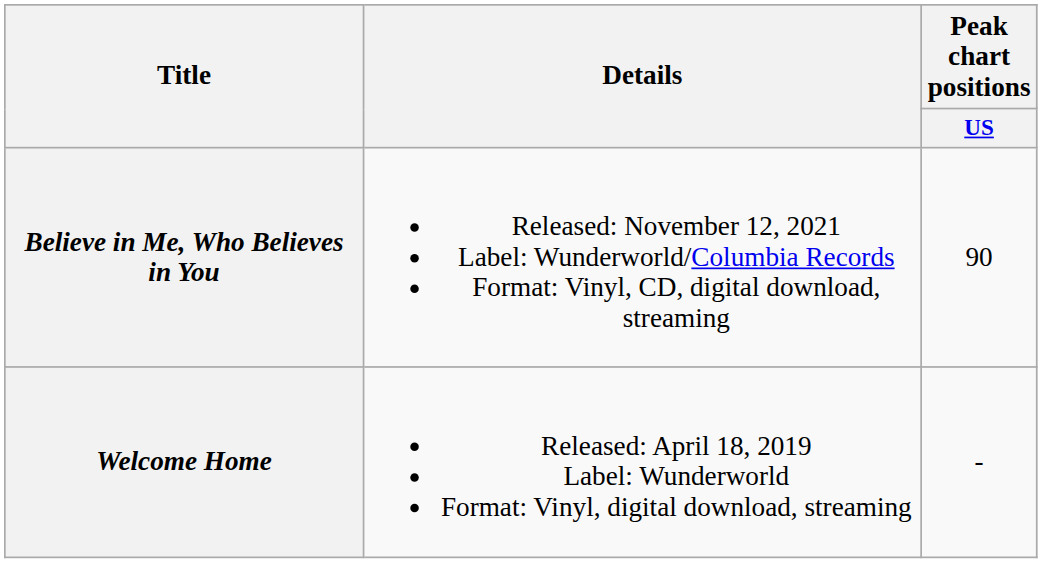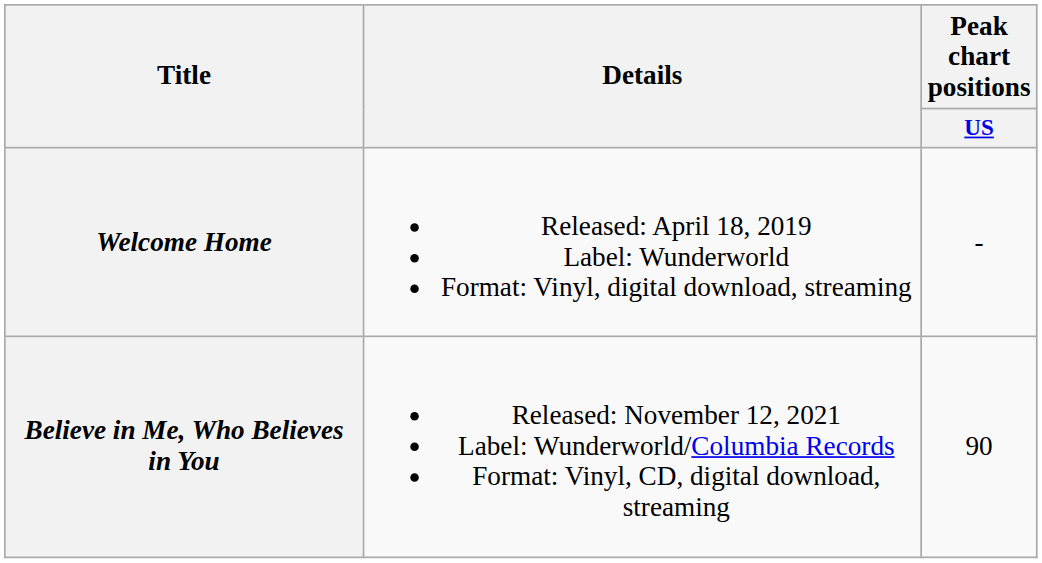rows swapped: (184, 461) <-> (184, 256)
